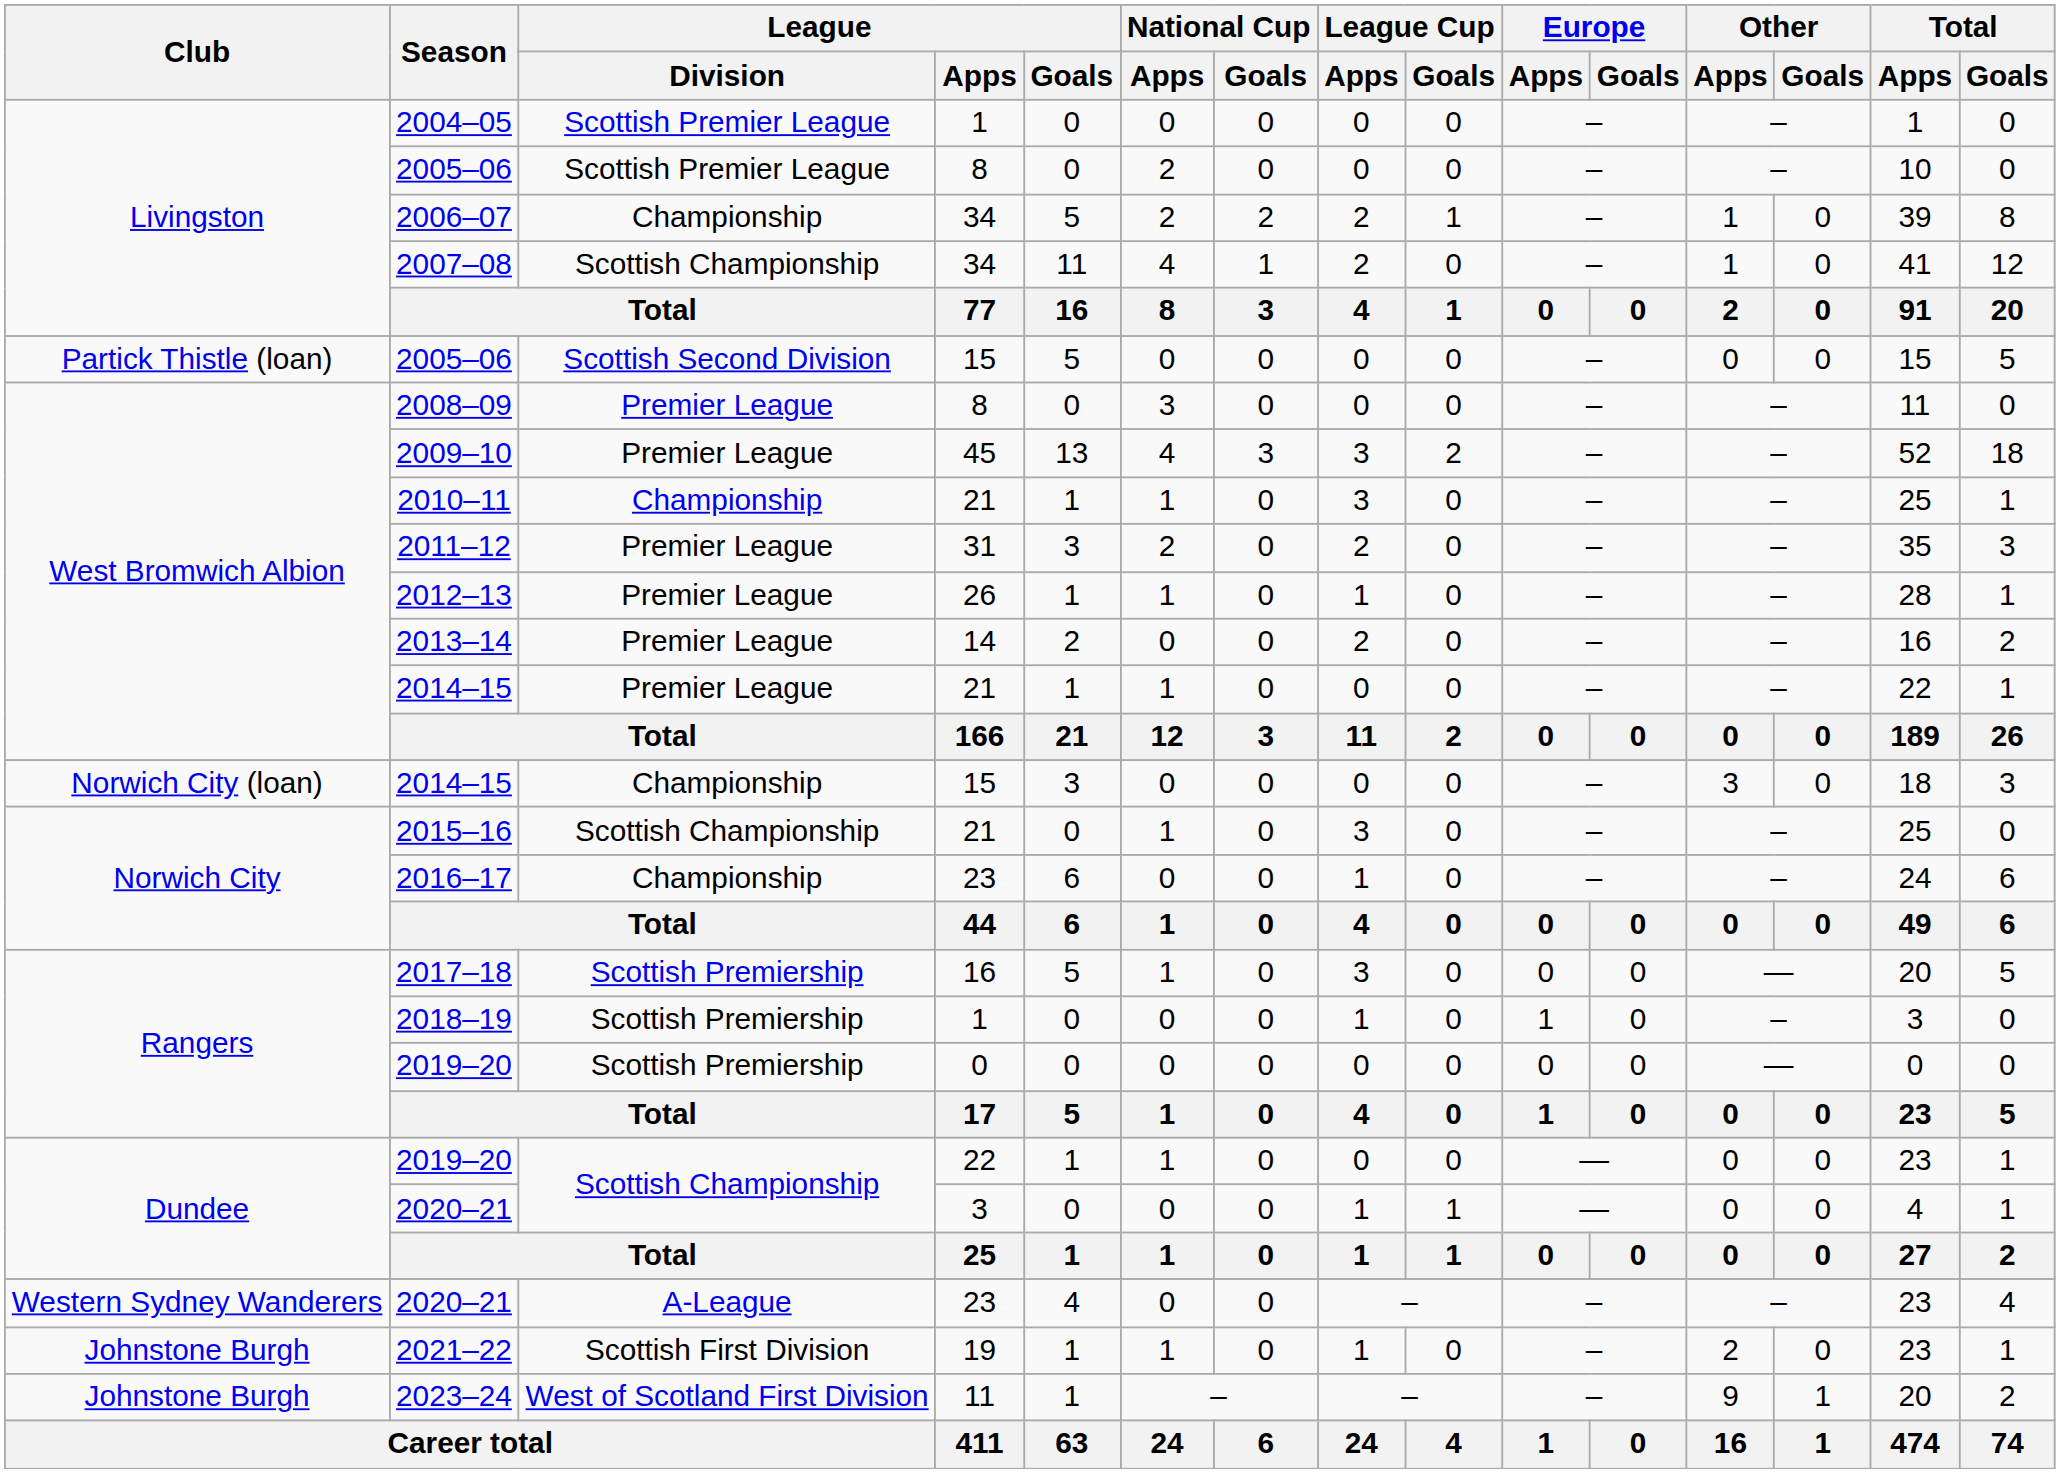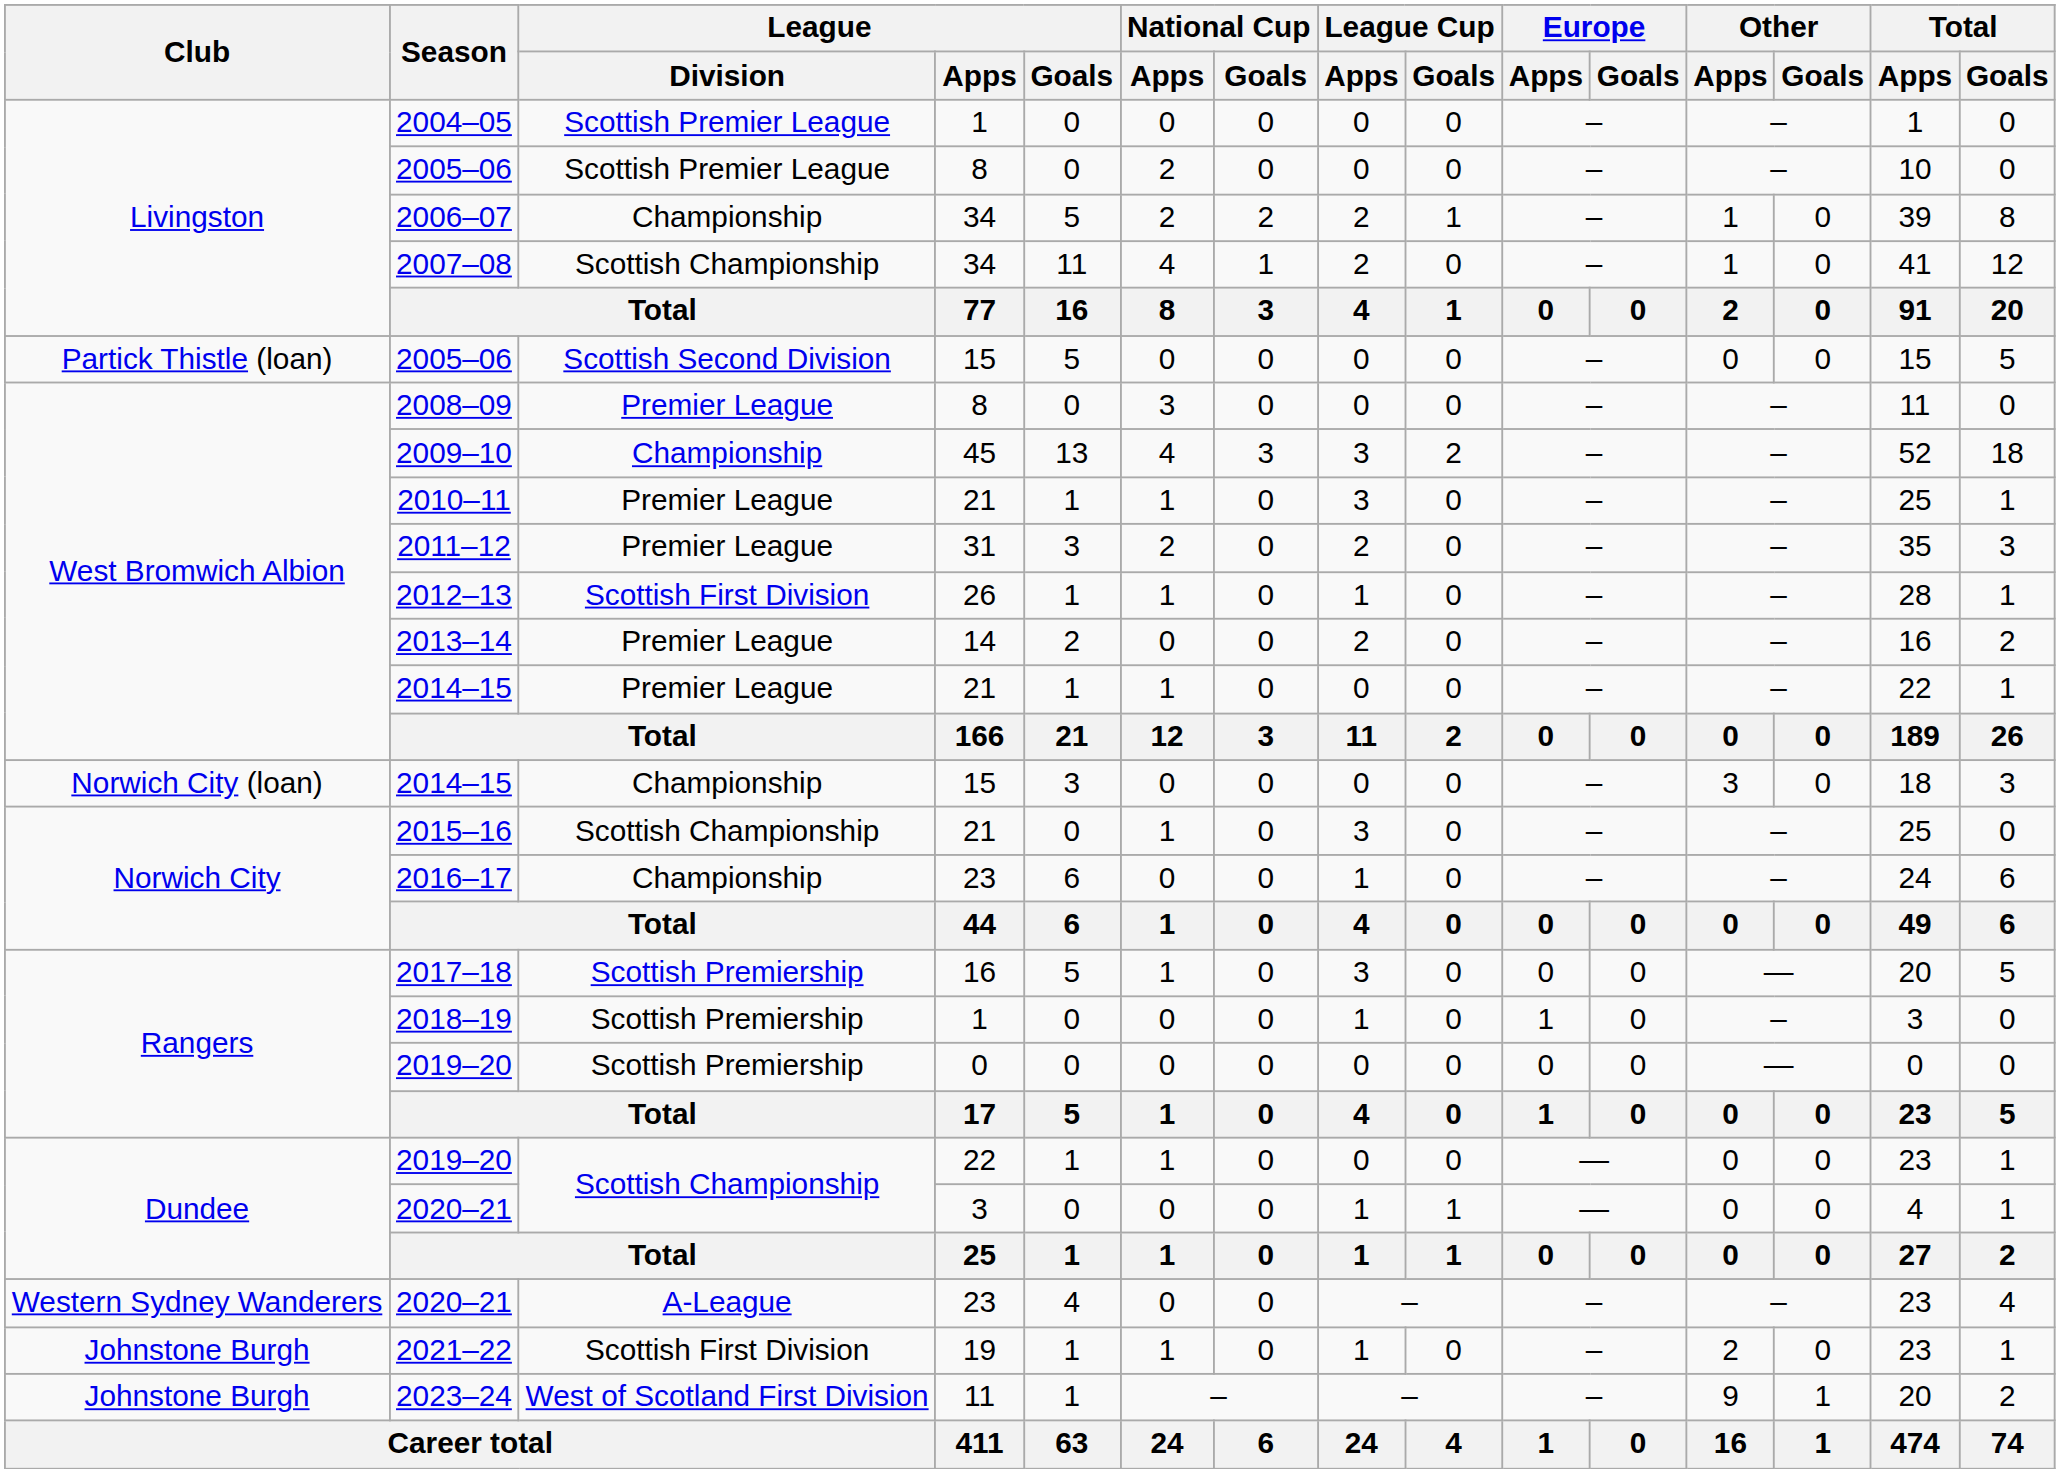(727, 452) Premier League -> (727, 452) Championship
(727, 500) Championship -> (727, 500) Premier League
(727, 594) Premier League -> (727, 594) Scottish First Division
